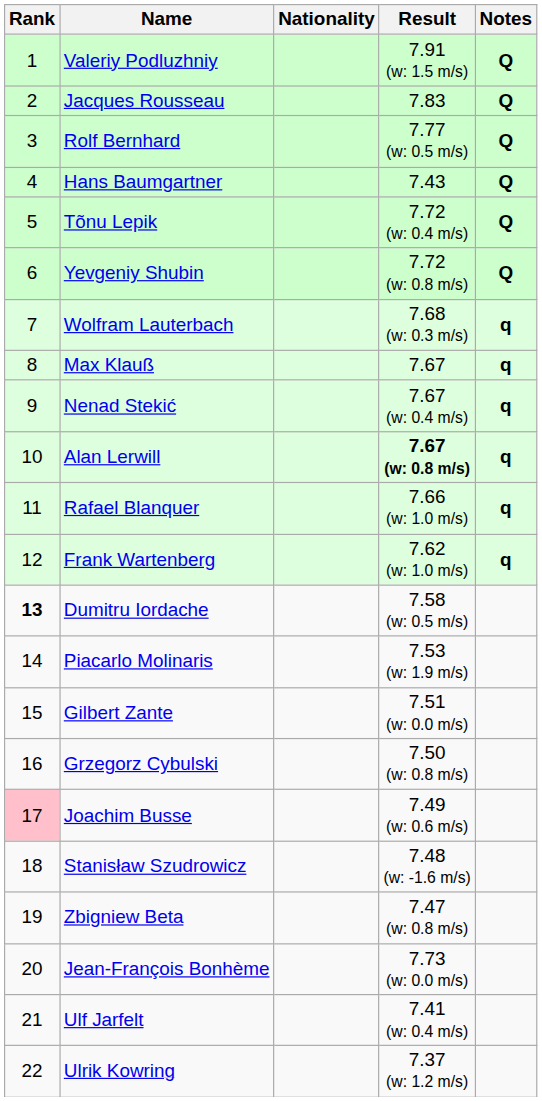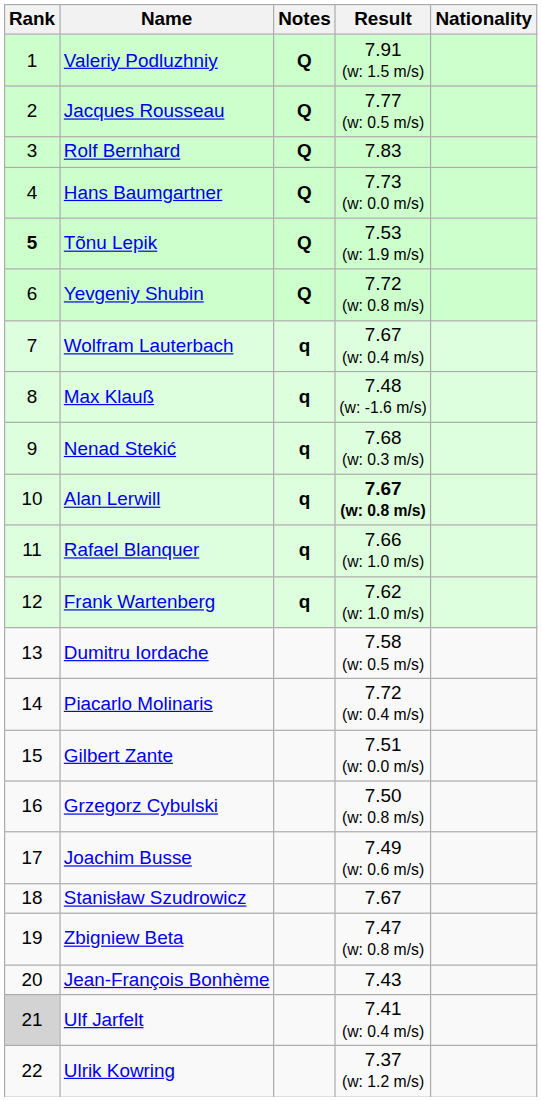columns swapped: (326, 19) <-> (506, 19)
(427, 100) 7.83 -> (383, 111) 7.77 (w: 0.5 m/s)
(427, 141) 7.77 (w: 0.5 m/s) -> (383, 151) 7.83
(427, 181) 7.43 -> (383, 192) 7.73 (w: 0.0 m/s)
(32, 222) normal -> (32, 243) bold
(427, 222) 7.72 (w: 0.4 m/s) -> (383, 243) 7.53 (w: 1.9 m/s)
(427, 324) 7.68 (w: 0.3 m/s) -> (383, 345) 7.67 (w: 0.4 m/s)
(427, 365) 7.67 -> (383, 397) 7.48 (w: -1.6 m/s)
(427, 405) 7.67 (w: 0.4 m/s) -> (383, 448) 7.68 (w: 0.3 m/s)
(32, 610) bold -> (32, 652) normal
(427, 661) 7.53 (w: 1.9 m/s) -> (383, 704) 7.72 (w: 0.4 m/s)
(32, 815) pink background -> (32, 857) no background
(427, 866) 7.48 (w: -1.6 m/s) -> (383, 898) 7.67
(427, 968) 7.73 (w: 0.0 m/s) -> (383, 979) 7.43
(32, 1019) no background -> (32, 1019) lightgrey background
